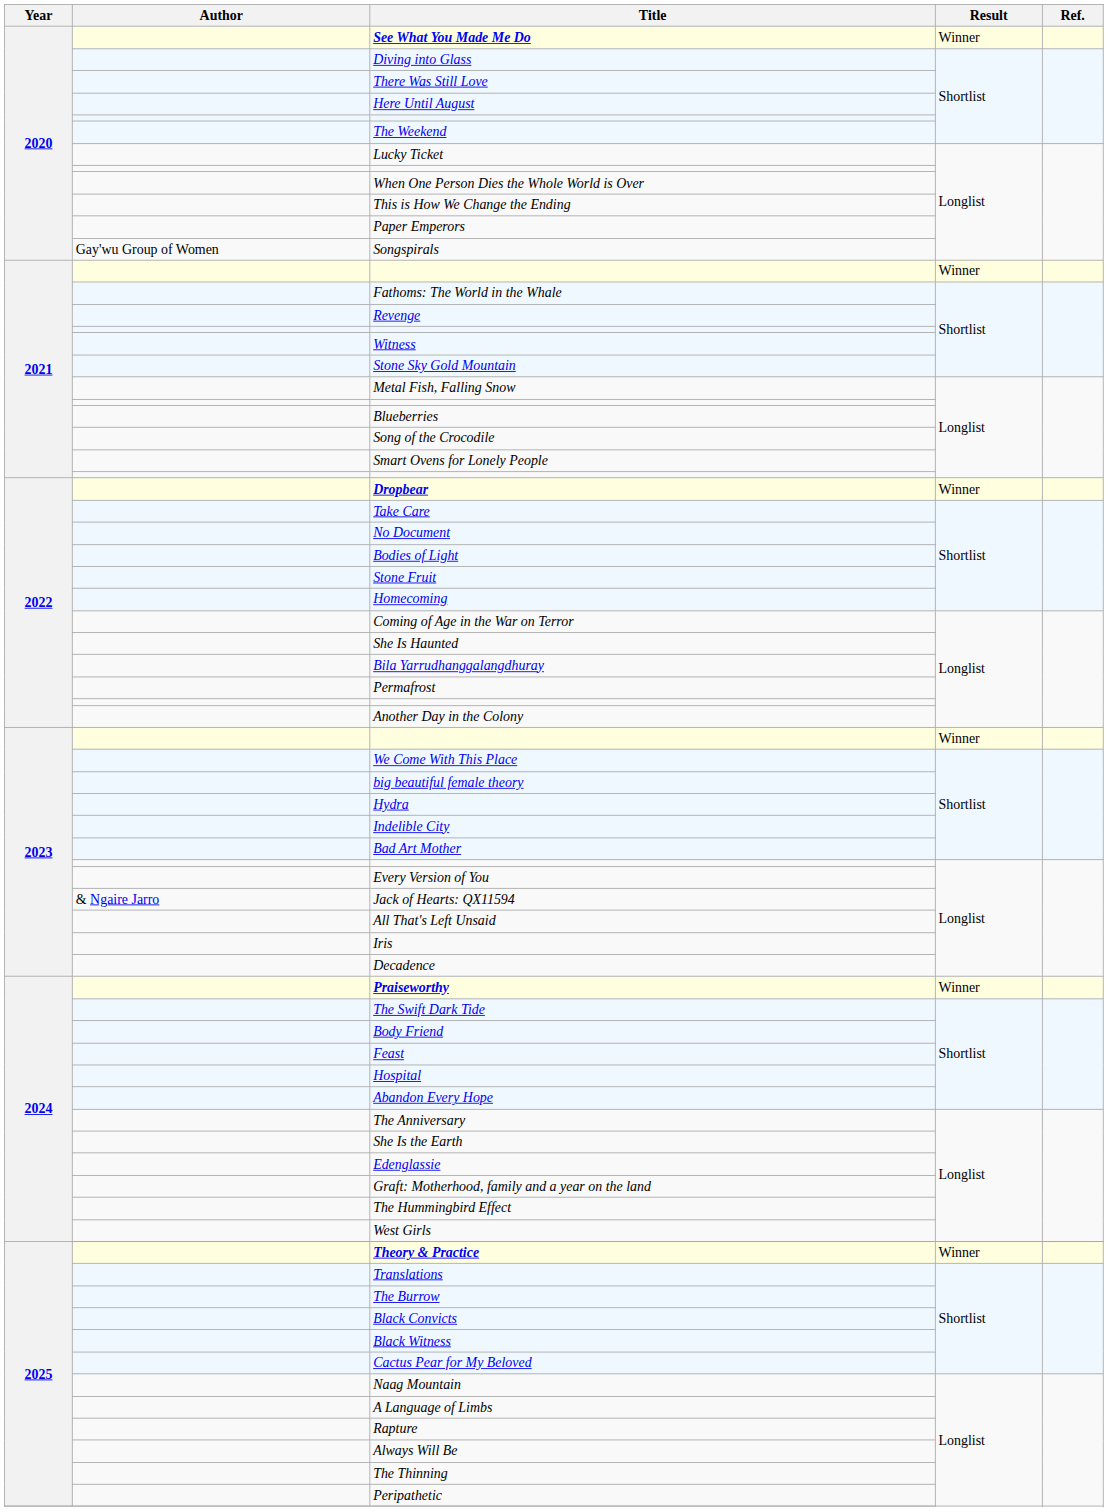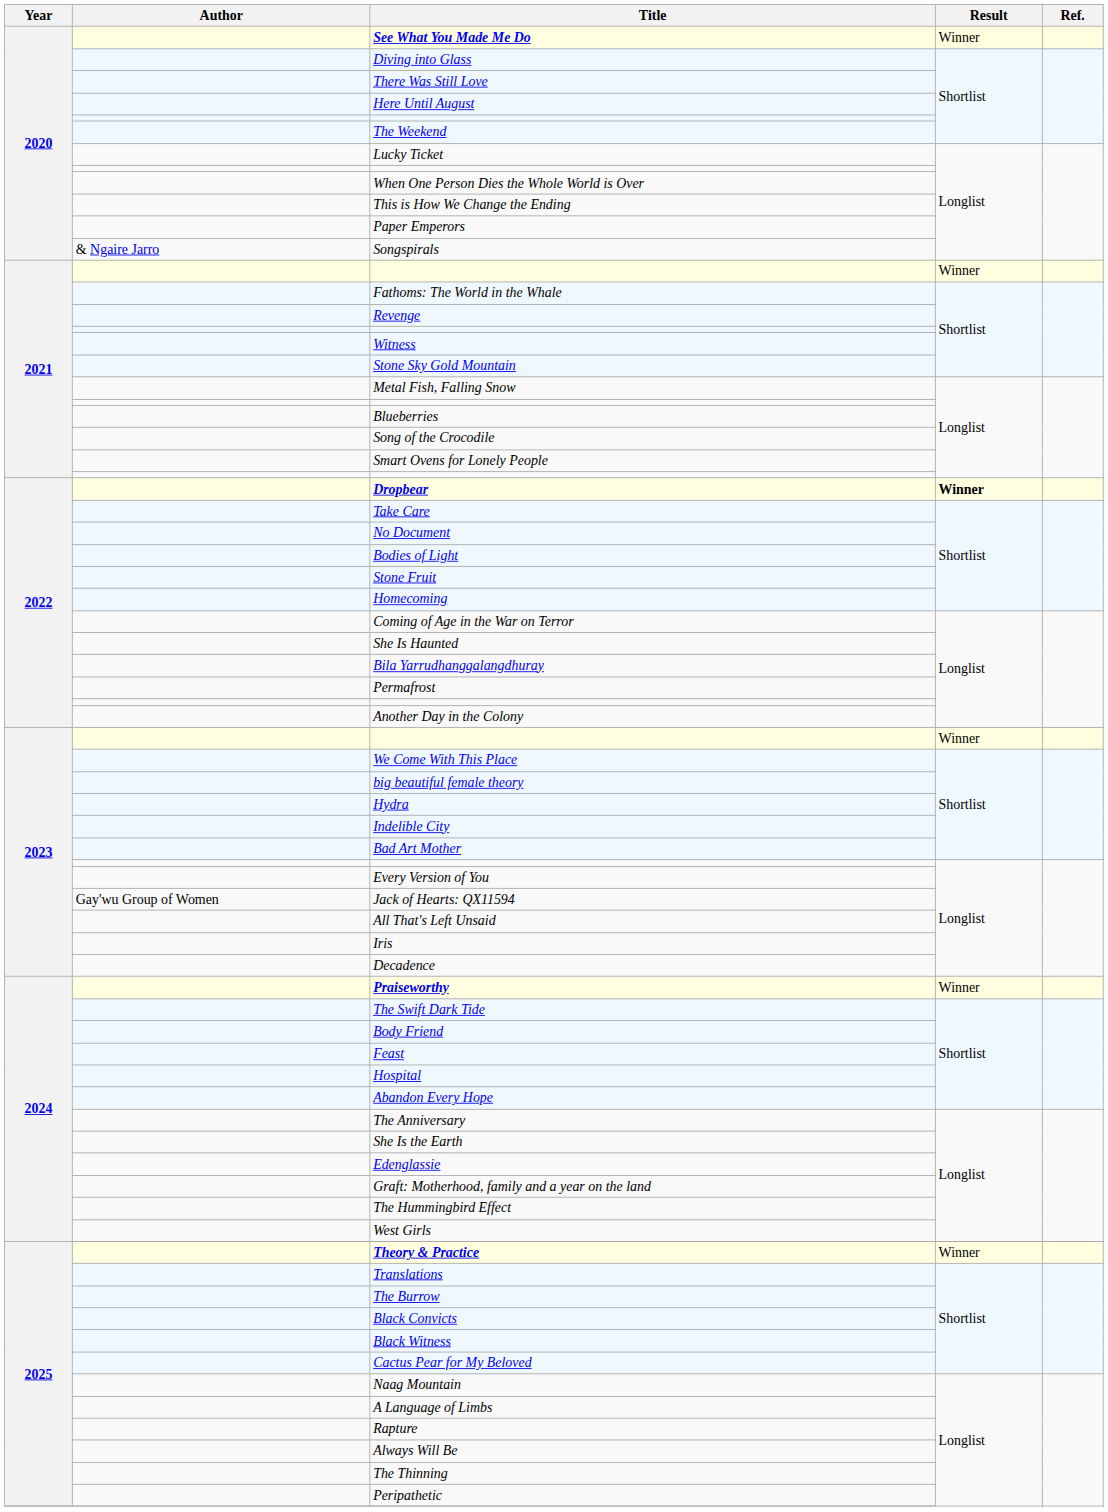(147, 249) Gay'wu Group of Women -> (118, 249) & Ngaire Jarro
(959, 489) normal -> (961, 489) bold
(118, 899) & Ngaire Jarro -> (147, 899) Gay'wu Group of Women
